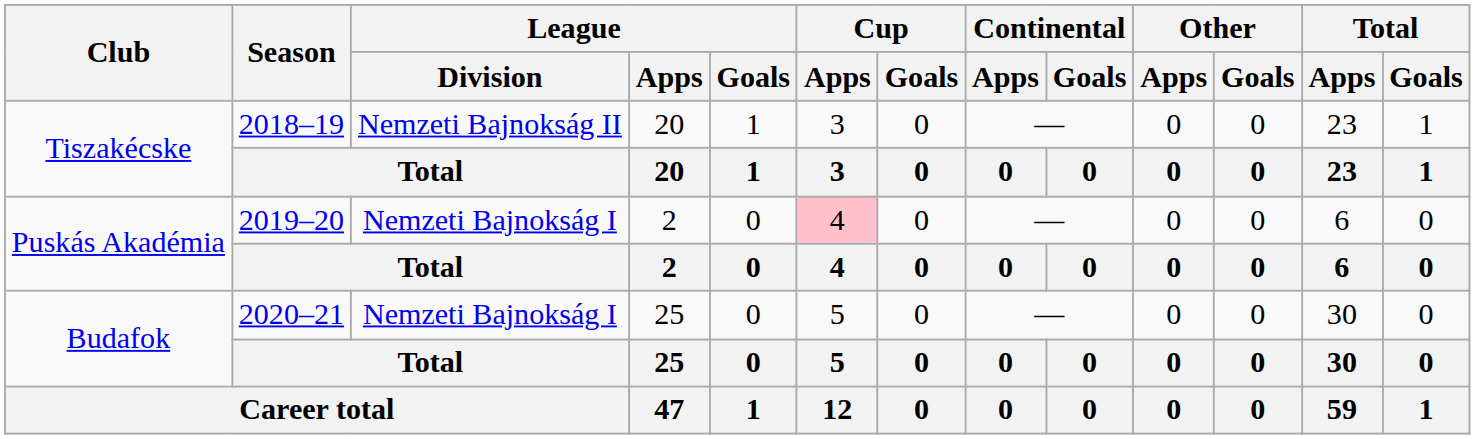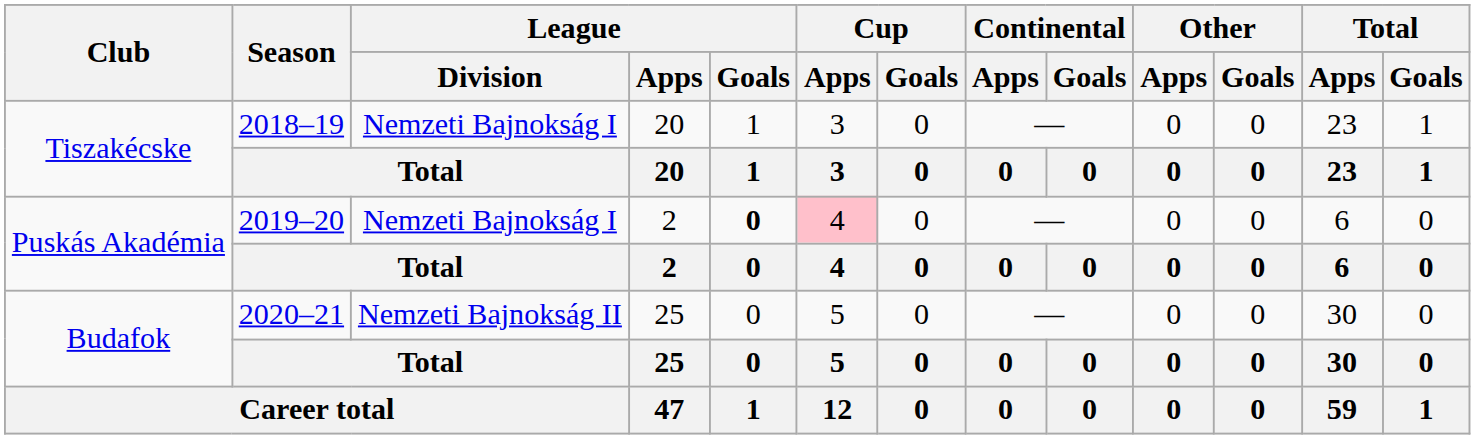(490, 123) Nemzeti Bajnokság II -> (490, 123) Nemzeti Bajnokság I
(753, 219) normal -> (753, 219) bold
(490, 314) Nemzeti Bajnokság I -> (490, 314) Nemzeti Bajnokság II
